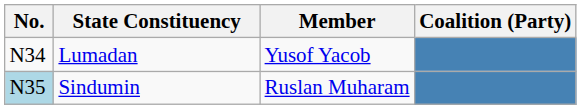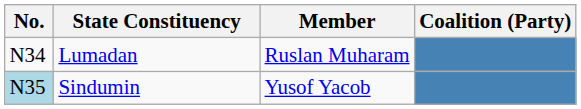(318, 54) Yusof Yacob -> (337, 54) Ruslan Muharam
(337, 87) Ruslan Muharam -> (318, 87) Yusof Yacob
